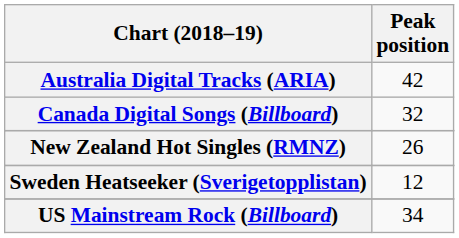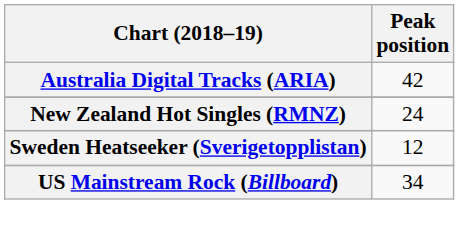- row: (188, 113)
(413, 147) 26 -> (413, 113) 24
